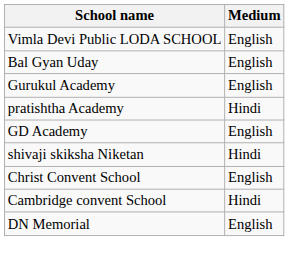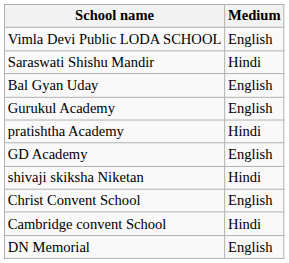+ row: (81, 62)
